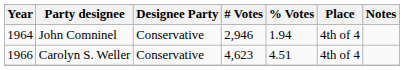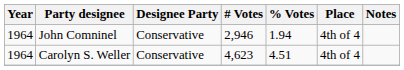(20, 55) 1966 -> (20, 55) 1964
